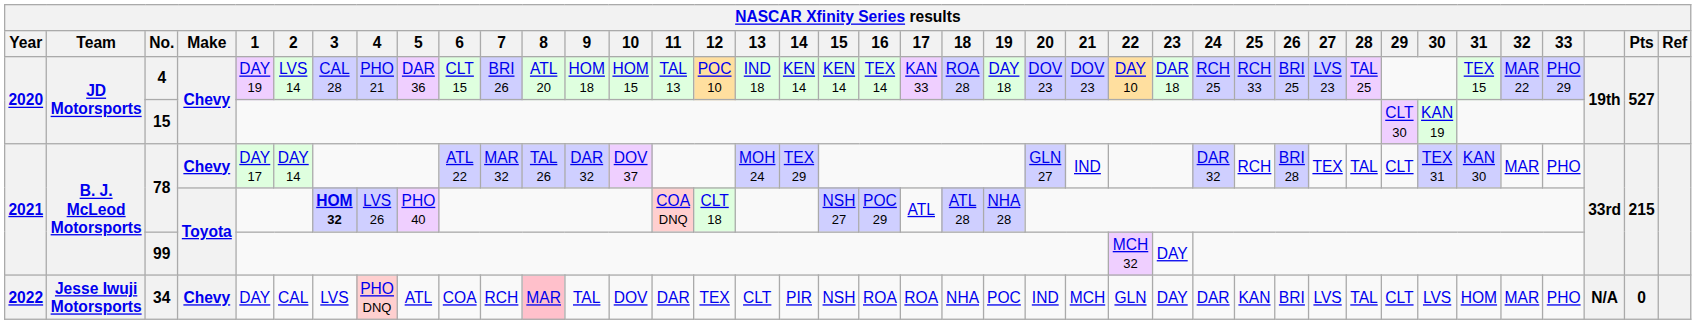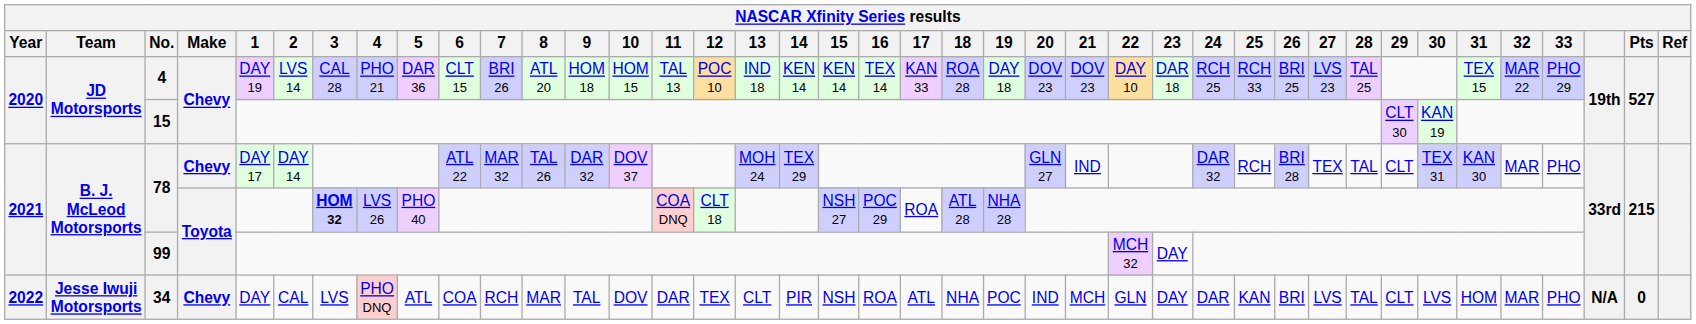(921, 210) ATL -> (921, 210) ROA
(544, 298) pink background -> (544, 298) no background
(921, 298) ROA -> (921, 298) ATL
